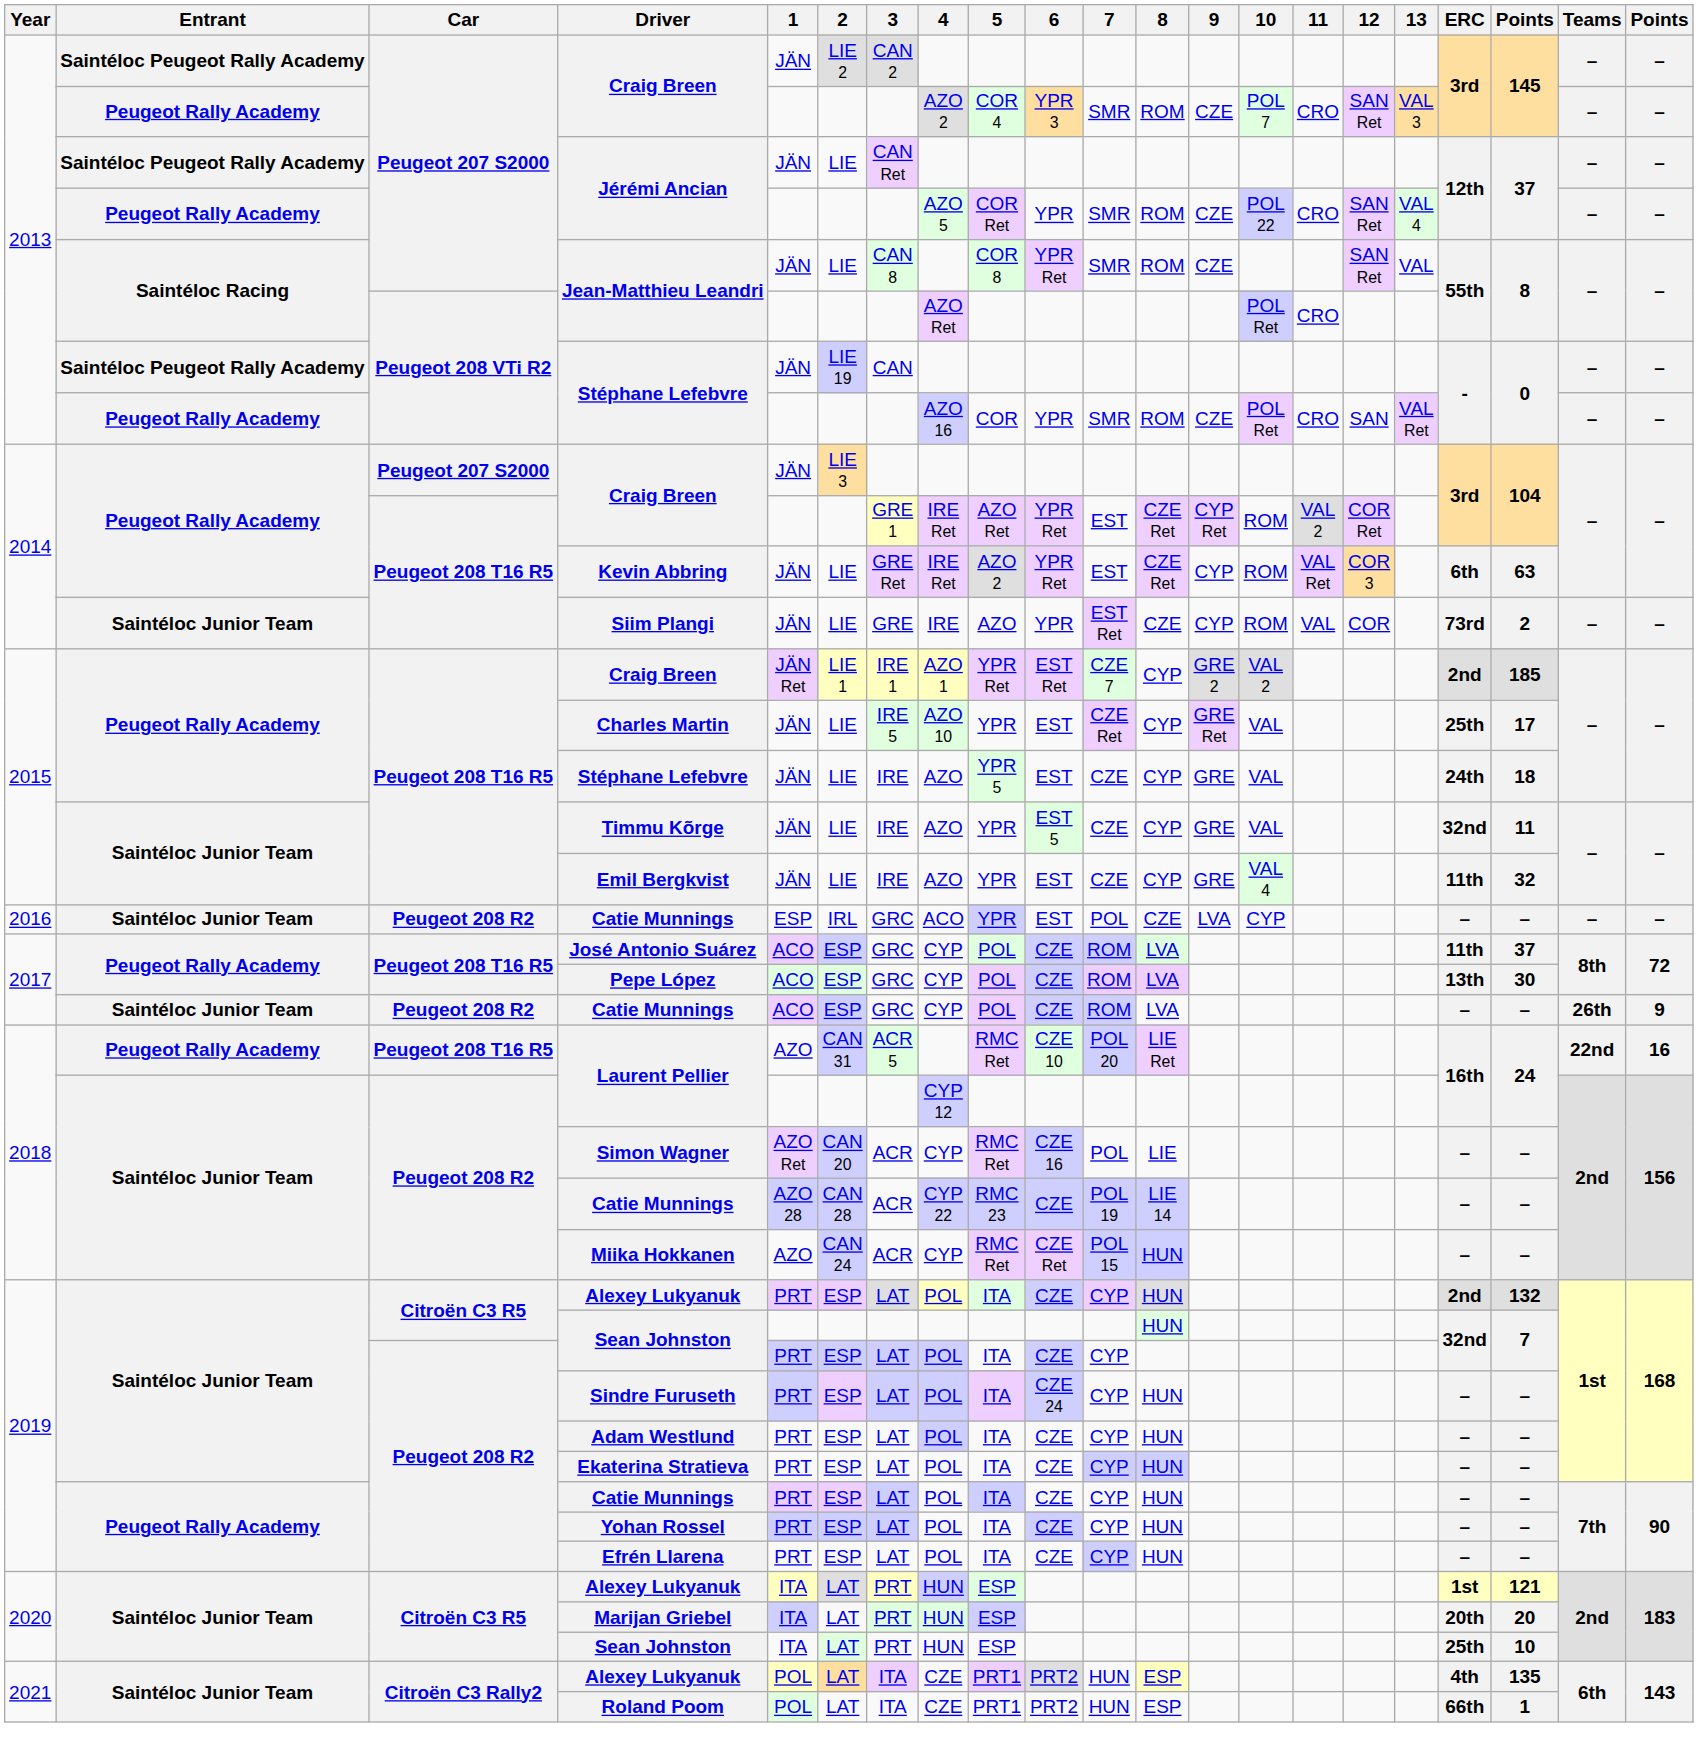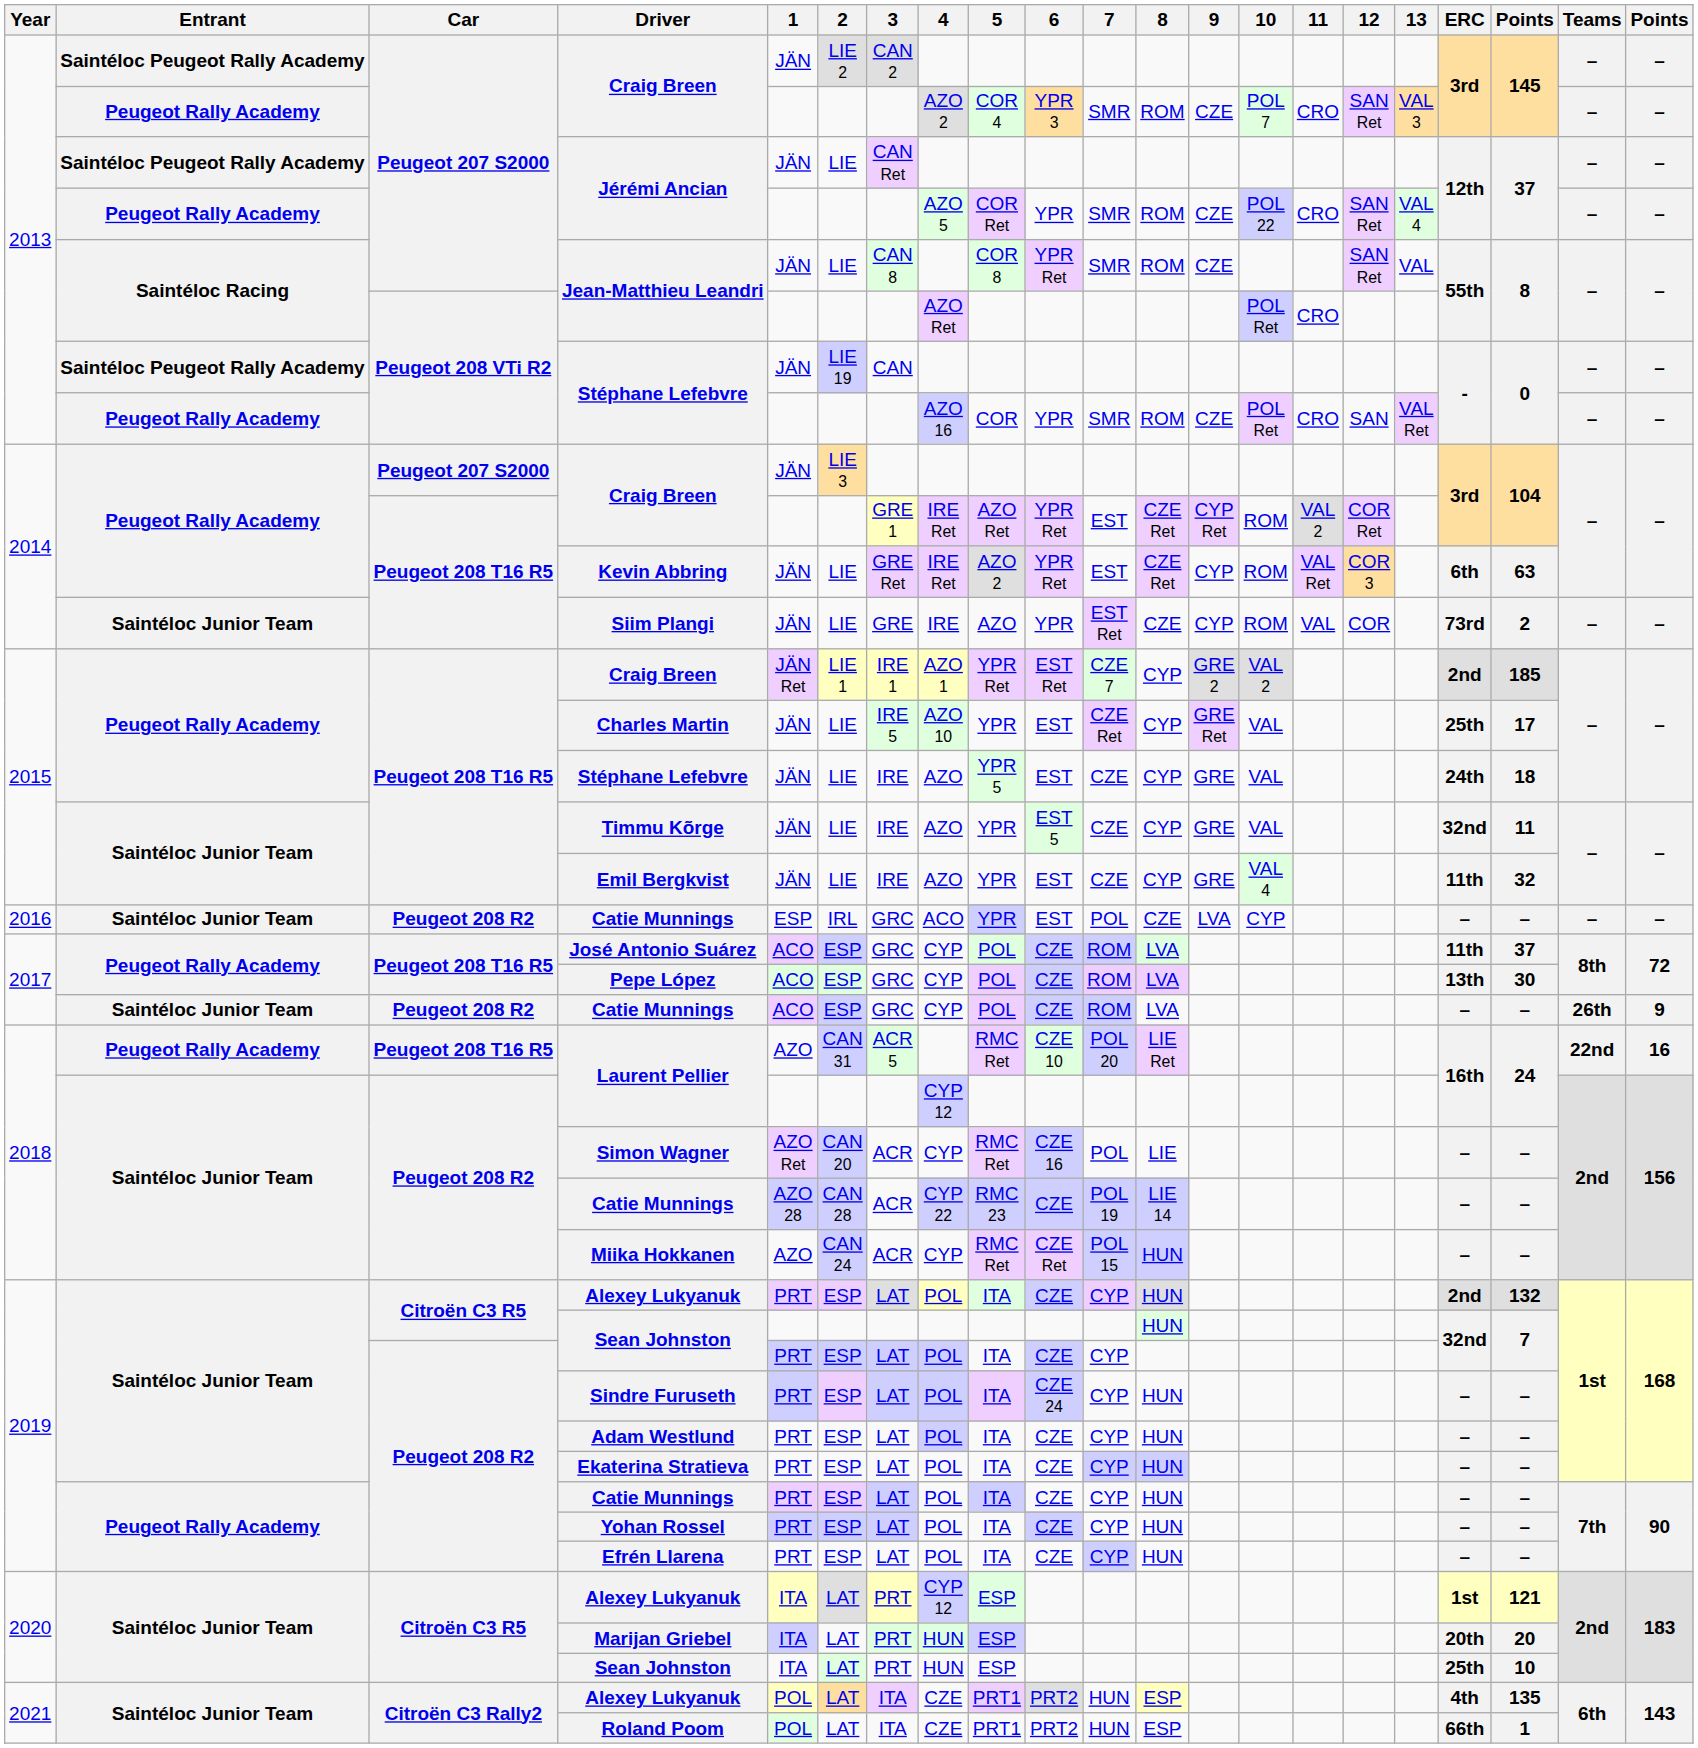(943, 1587) HUN -> (943, 1597) CYP 12
